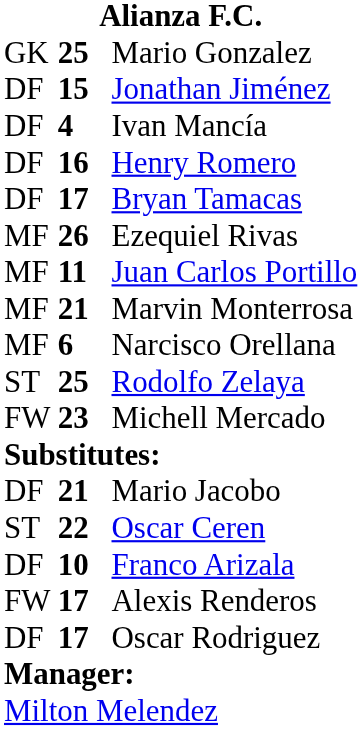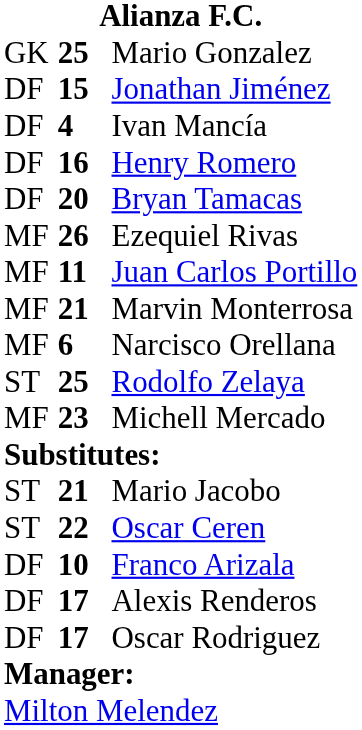(73, 197) 17 -> (73, 197) 20
(27, 417) FW -> (26, 417) MF
(24, 490) DF -> (22, 490) ST
(27, 600) FW -> (24, 600) DF
